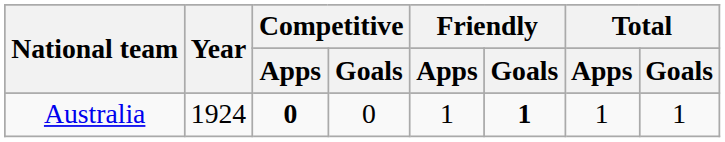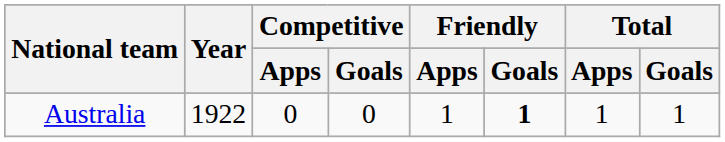(219, 114) 1924 -> (219, 114) 1922
(290, 114) bold -> (290, 114) normal
